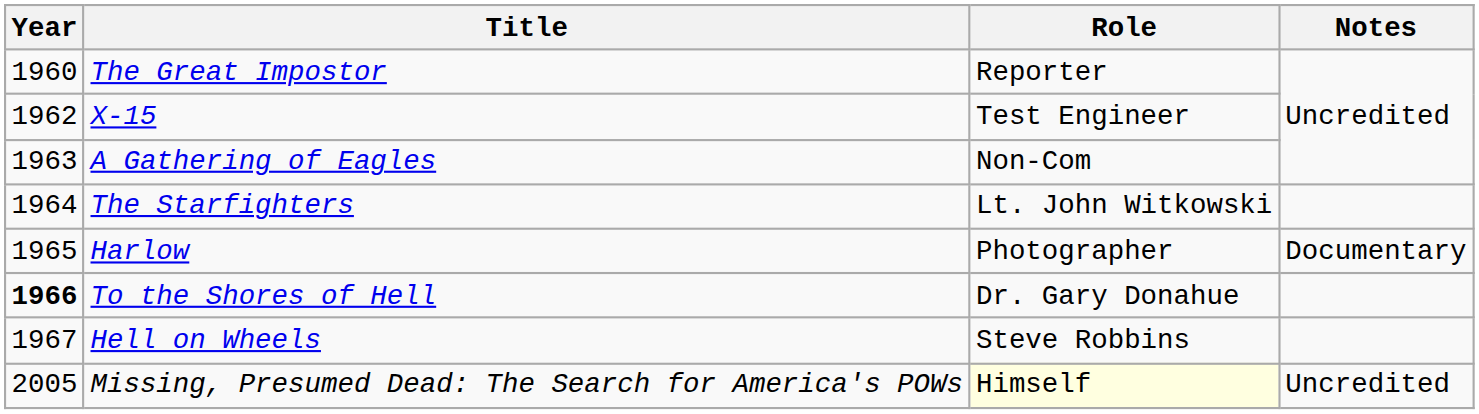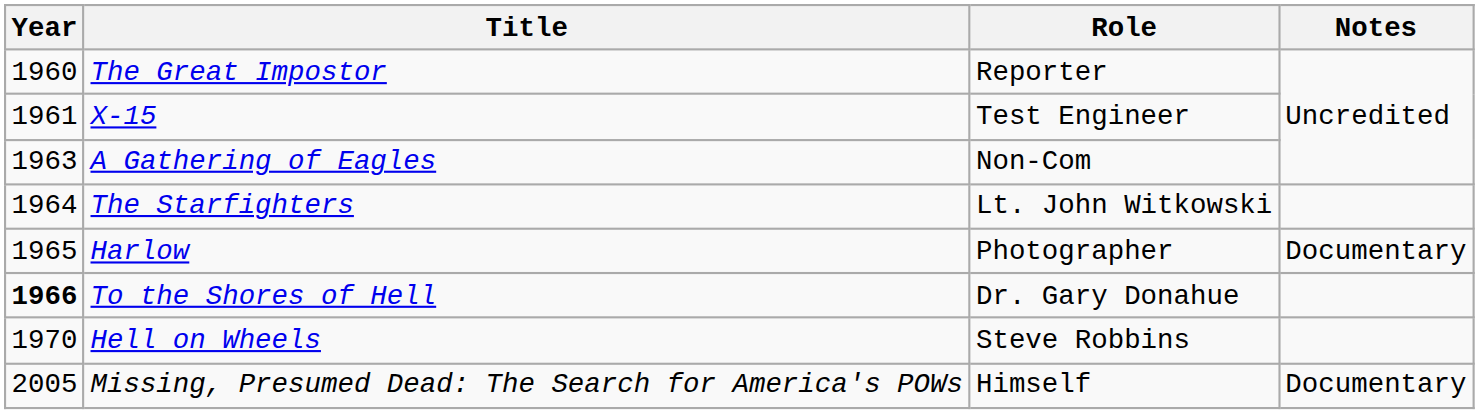(45, 117) 1962 -> (45, 117) 1961
(45, 340) 1967 -> (45, 340) 1970
(1034, 385) lightyellow background -> (1034, 385) no background
(1368, 385) Uncredited -> (1376, 385) Documentary
